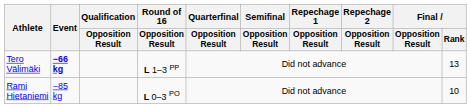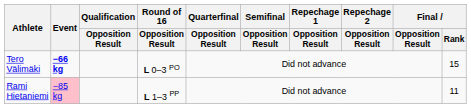(162, 69) L 1–3 PP -> (162, 69) L 0–3 PO
(454, 65) 13 -> (454, 65) 15
(60, 91) no background -> (60, 91) pink background
(162, 96) L 0–3 PO -> (162, 96) L 1–3 PP
(454, 91) 10 -> (454, 91) 11
